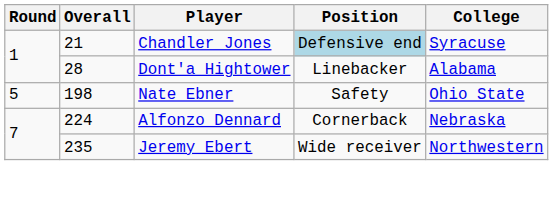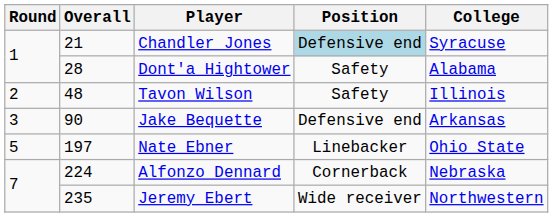(360, 69) Linebacker -> (360, 69) Safety
+ row: (195, 95)
+ row: (200, 121)
(78, 95) 198 -> (78, 147) 197
(360, 95) Safety -> (360, 147) Linebacker
